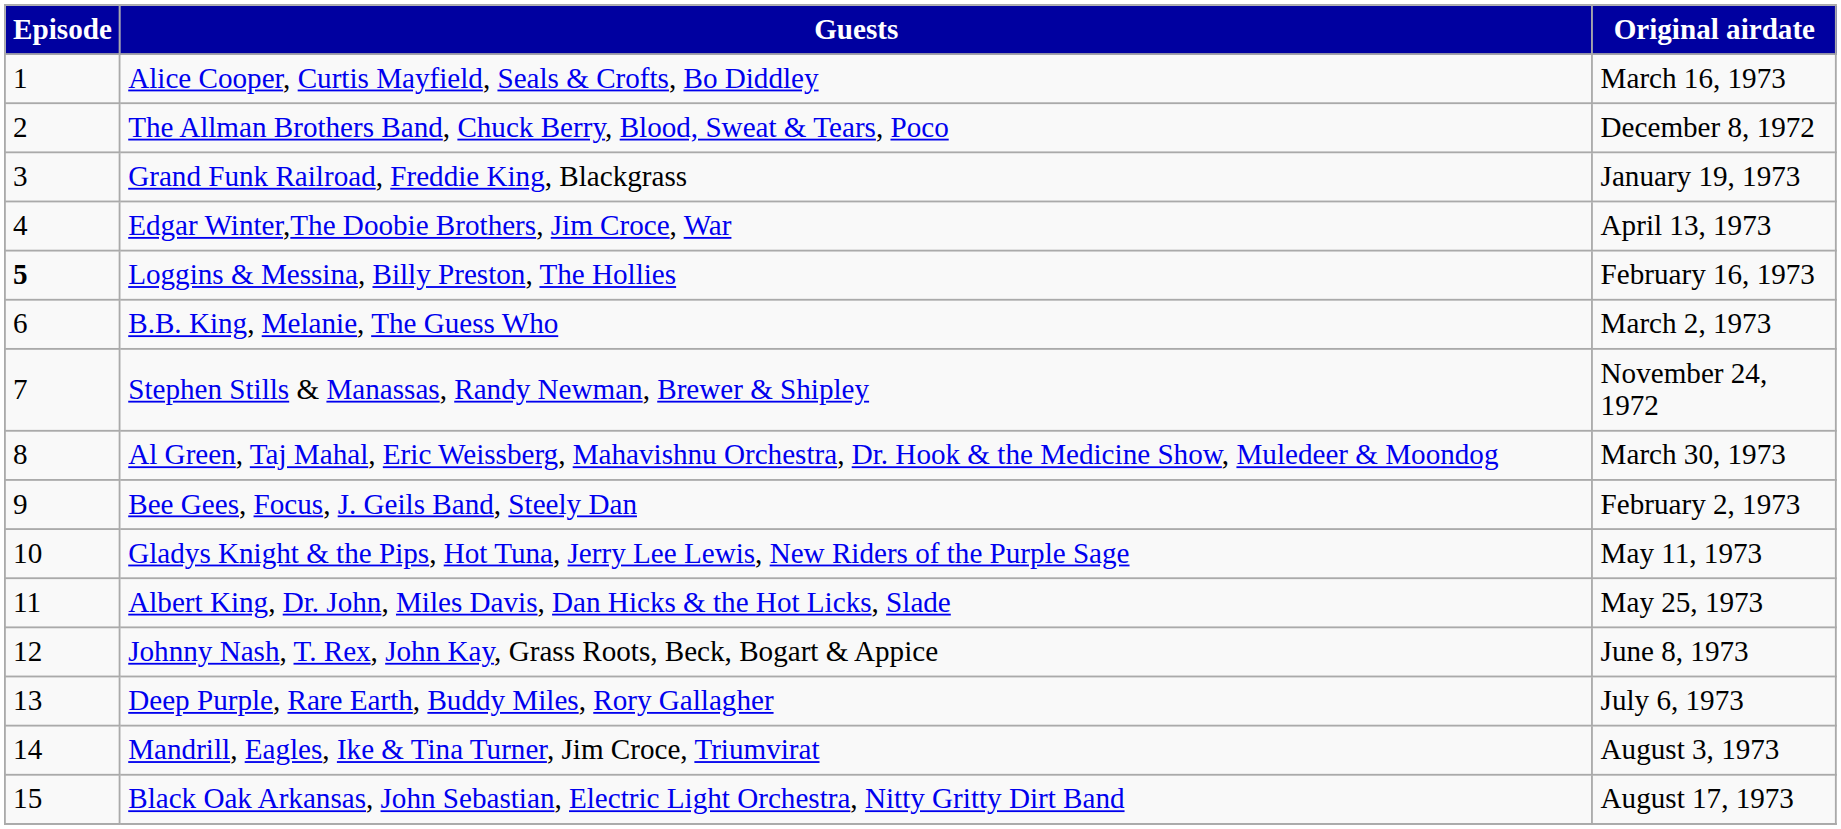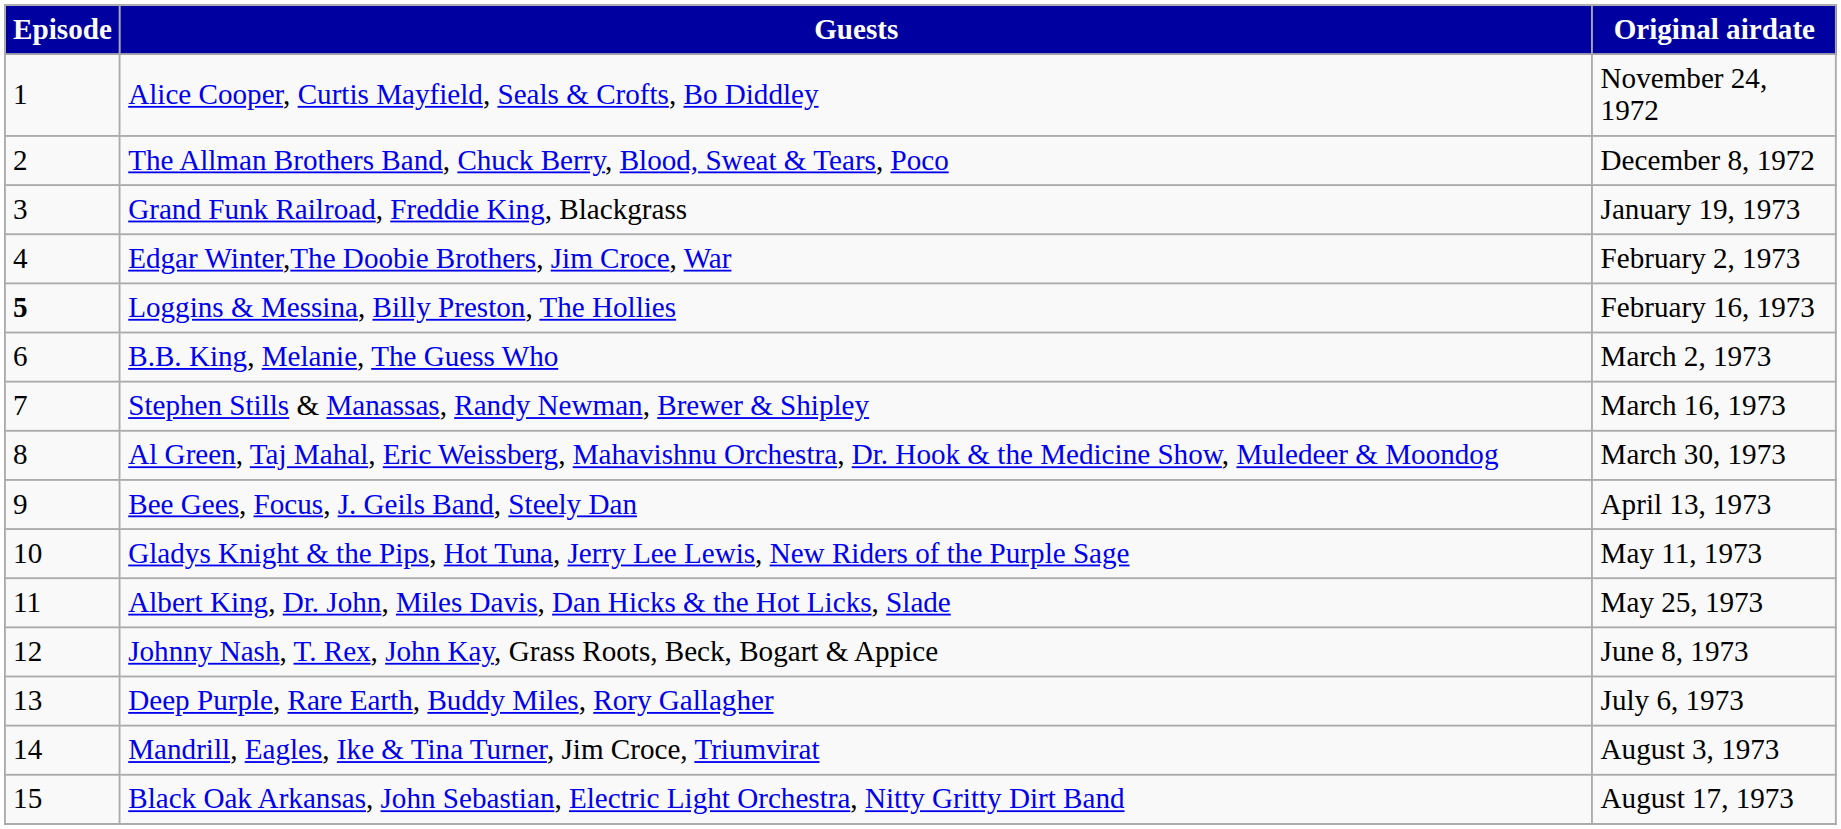(1693, 78) March 16, 1973 -> (1684, 94) November 24, 1972
(1686, 225) April 13, 1973 -> (1700, 258) February 2, 1973
(1684, 389) November 24, 1972 -> (1693, 405) March 16, 1973
(1700, 504) February 2, 1973 -> (1686, 504) April 13, 1973
